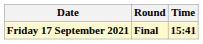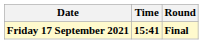columns swapped: (183, 13) <-> (150, 13)
